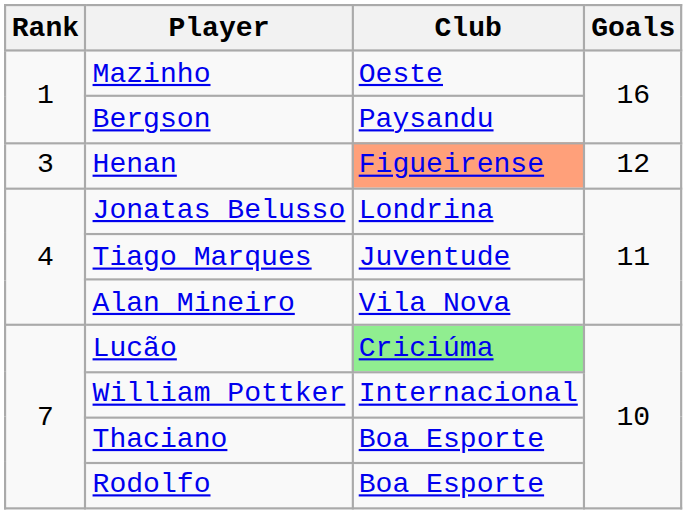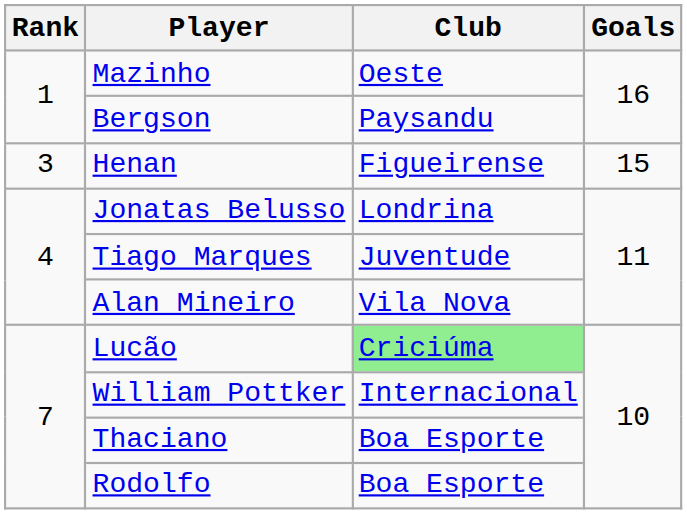(451, 165) lightsalmon background -> (451, 165) no background
(633, 165) 12 -> (633, 165) 15
